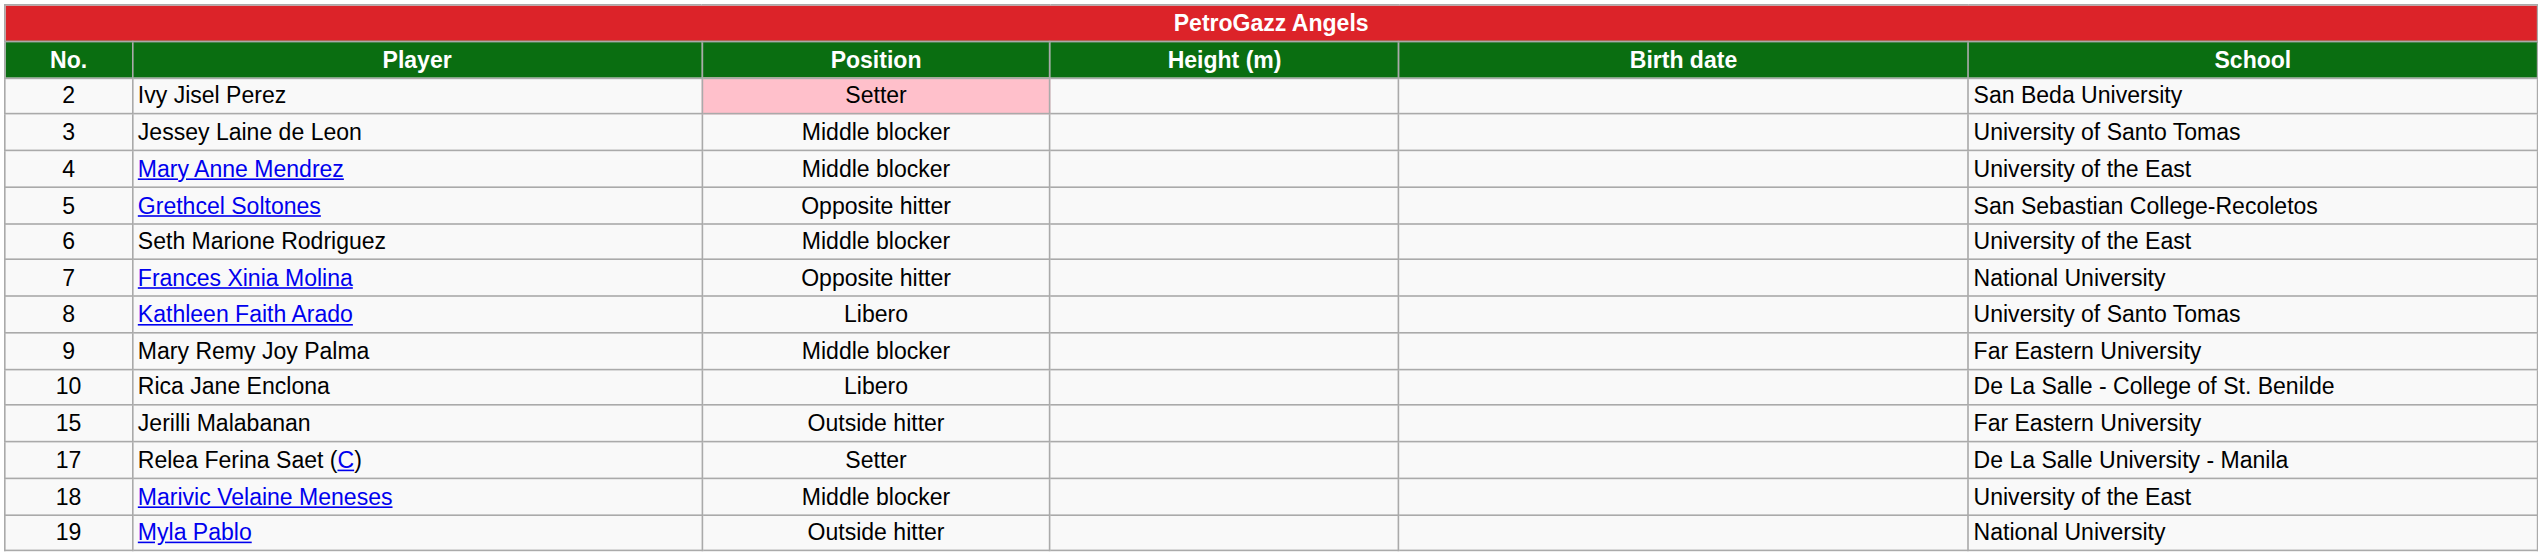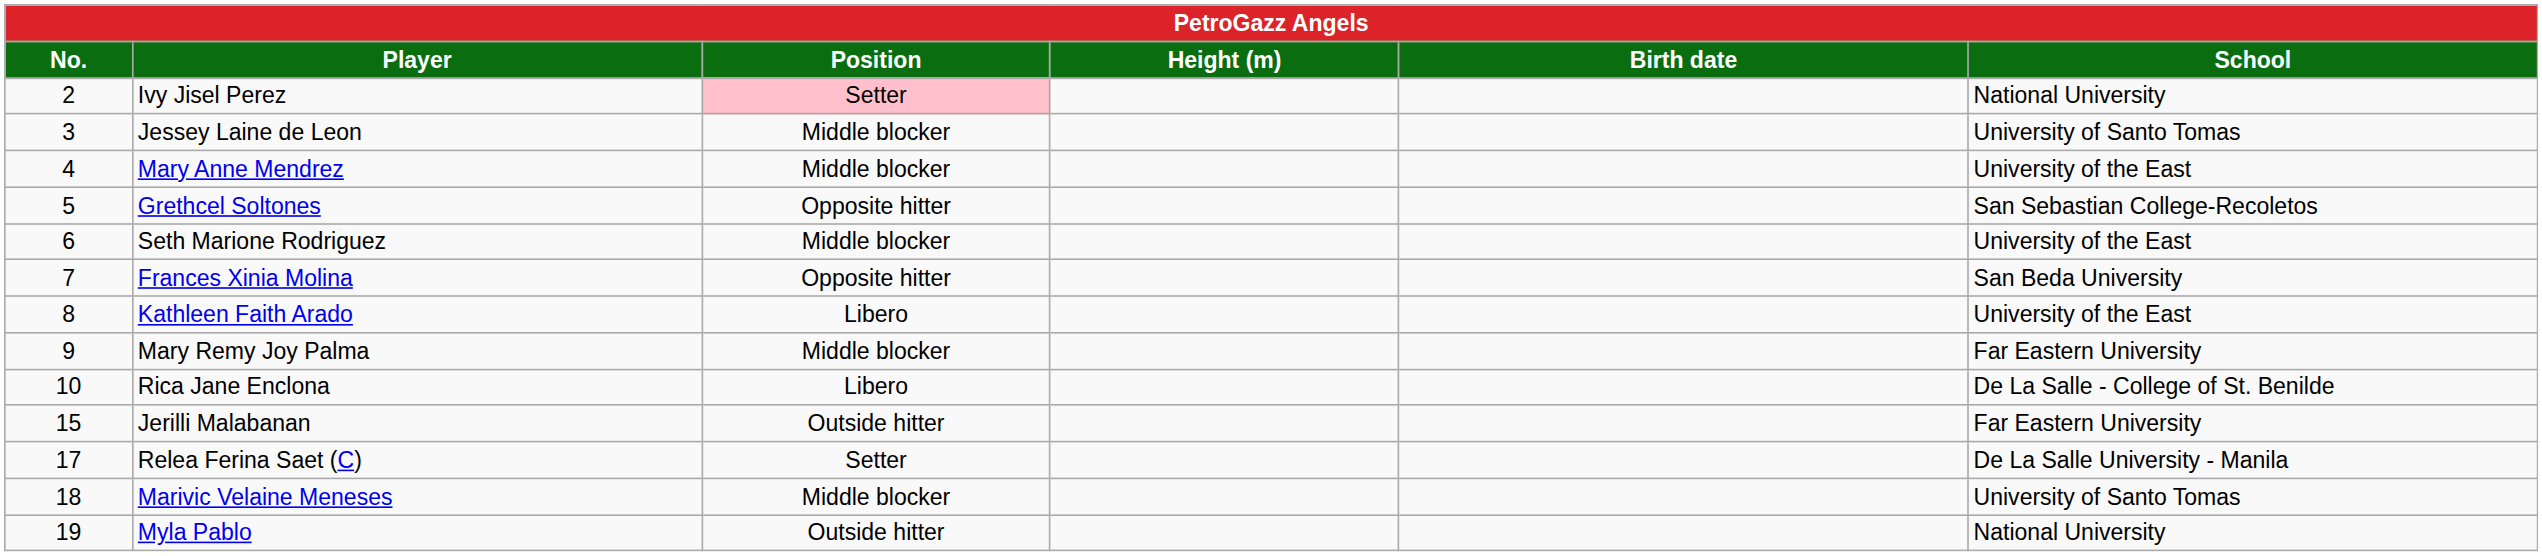(2078, 96) San Beda University -> (2070, 96) National University
(2070, 278) National University -> (2078, 278) San Beda University
(2107, 315) University of Santo Tomas -> (2082, 315) University of the East
(2082, 497) University of the East -> (2107, 497) University of Santo Tomas
